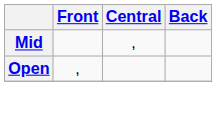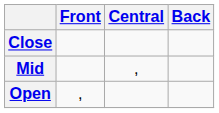+ row: (30, 42)
